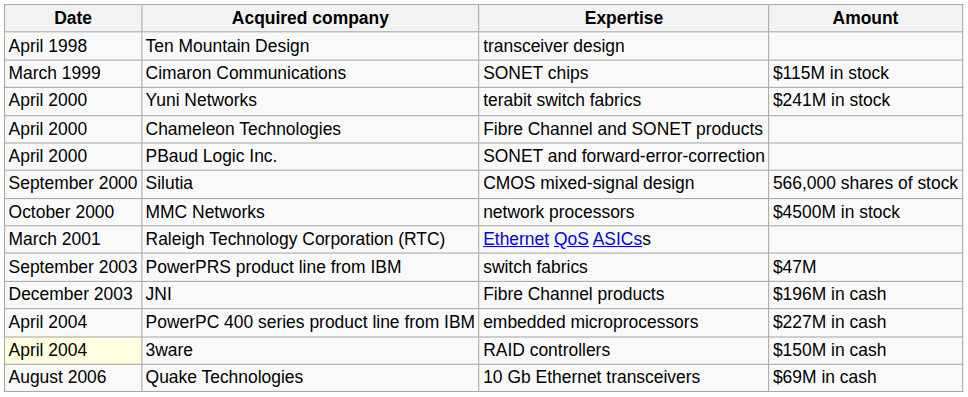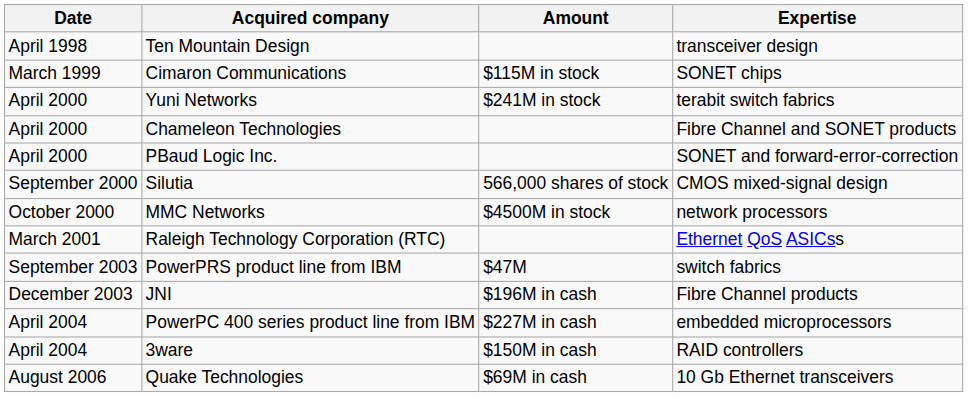columns swapped: (624, 18) <-> (865, 18)
(48, 350) lightyellow background -> (48, 350) no background
